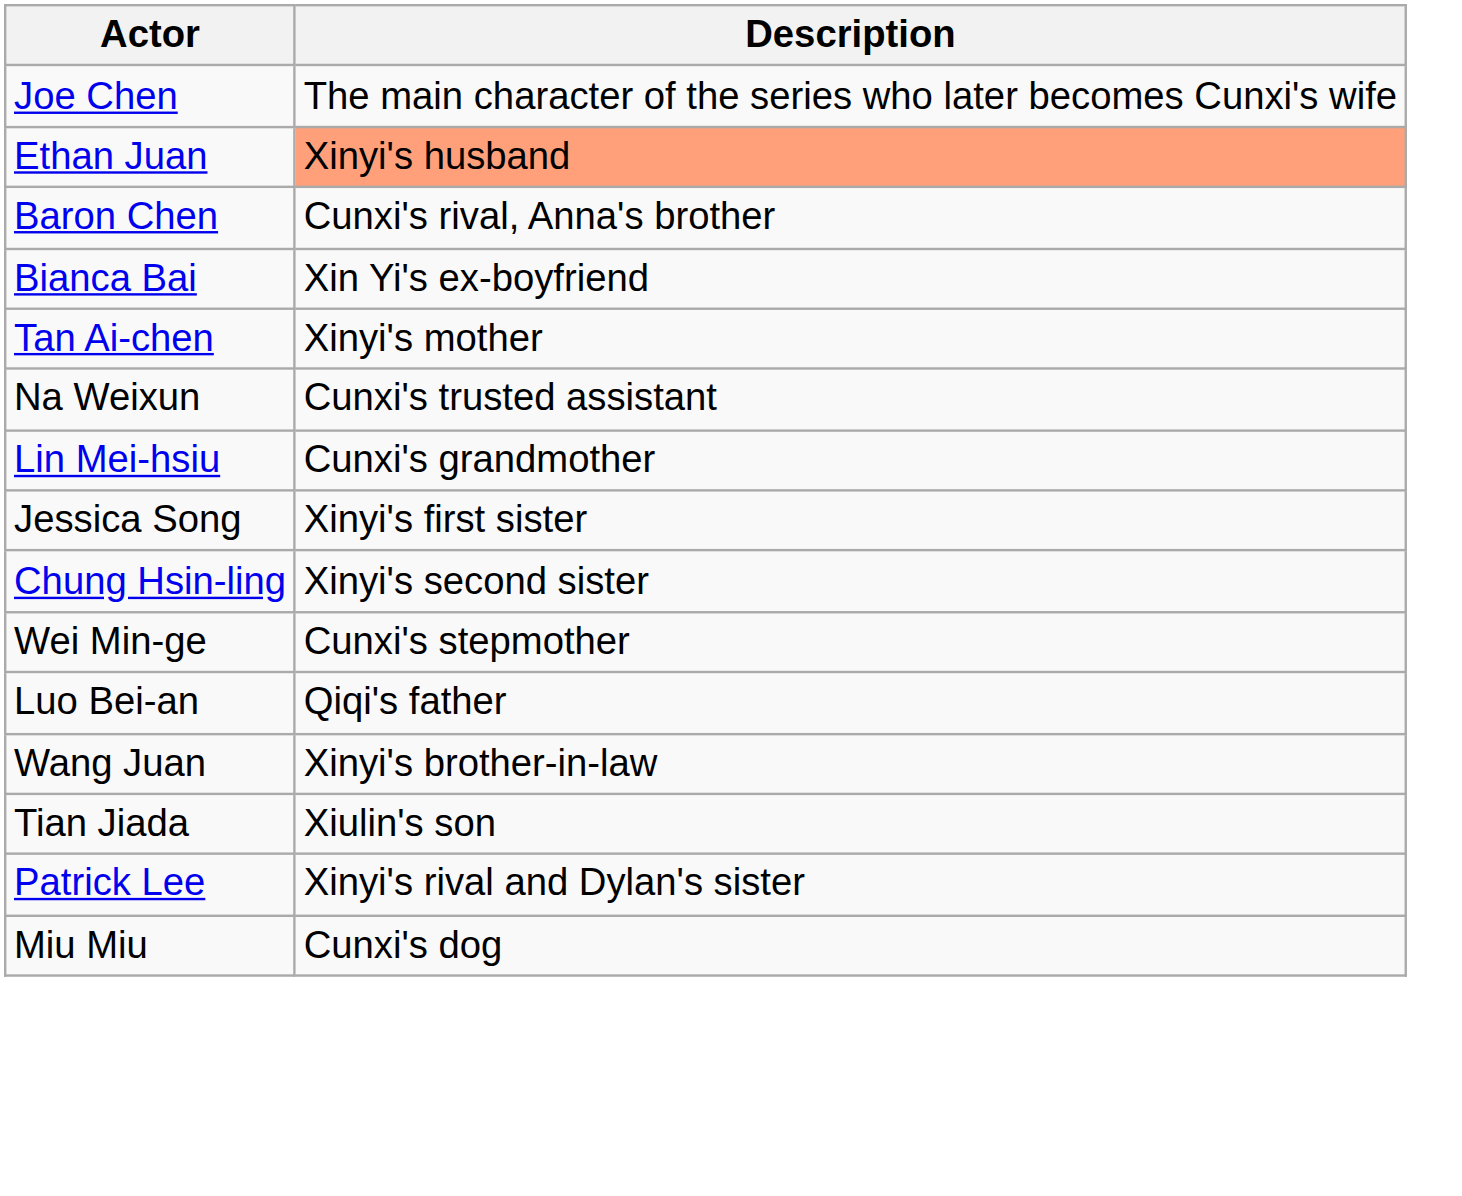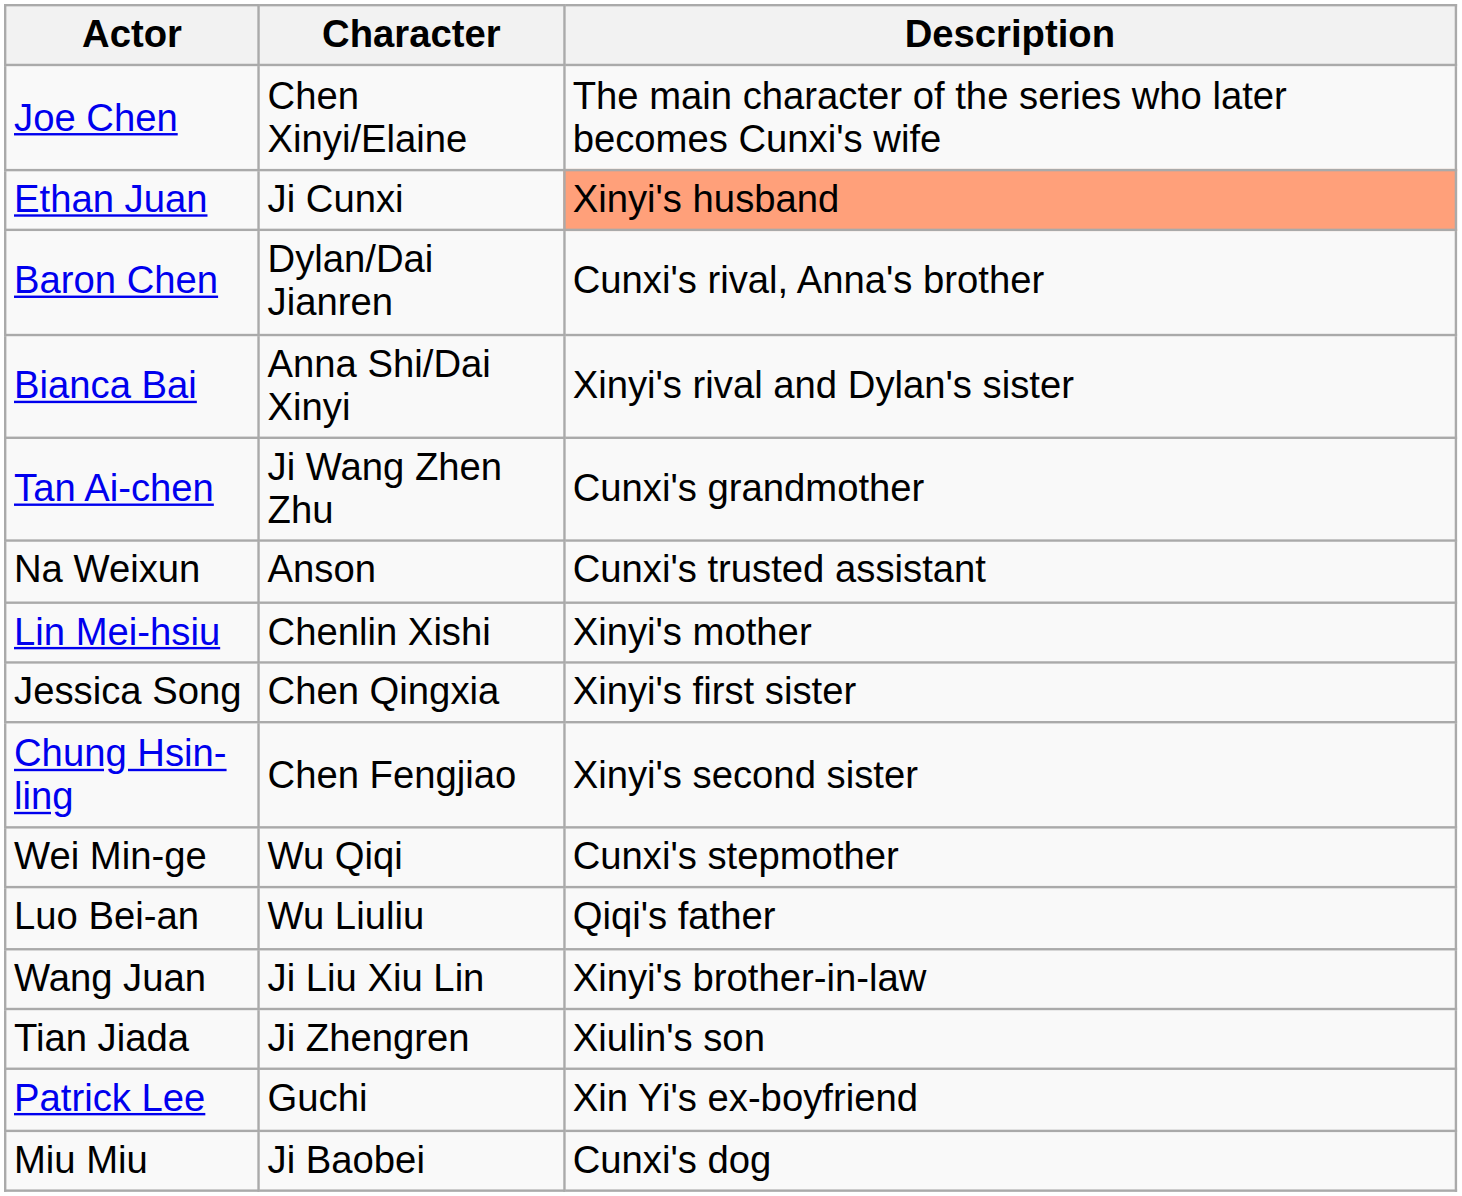+ column: (411, 34)
(476, 277) Xin Yi's ex-boyfriend -> (823, 384) Xinyi's rival and Dylan's sister
(423, 338) Xinyi's mother -> (748, 488) Cunxi's grandmother
(480, 459) Cunxi's grandmother -> (692, 631) Xinyi's mother
(554, 883) Xinyi's rival and Dylan's sister -> (745, 1098) Xin Yi's ex-boyfriend
